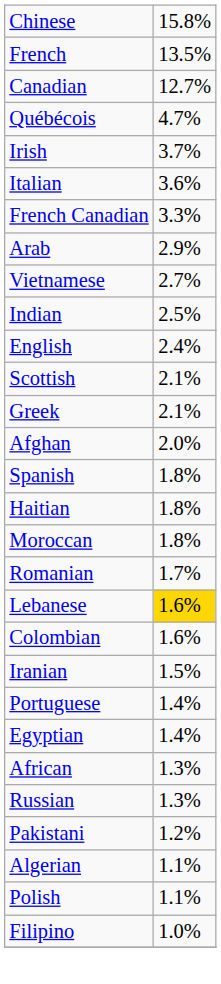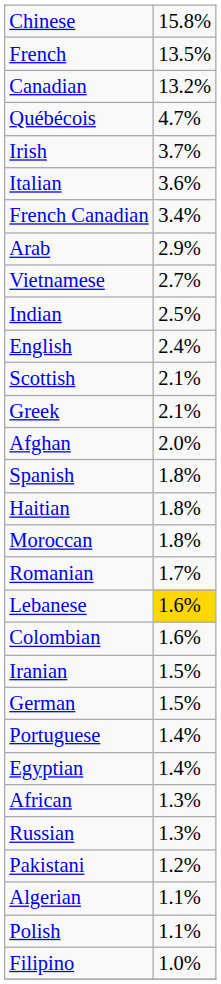(185, 86) 12.7% -> (185, 86) 13.2%
(179, 216) 3.3% -> (179, 216) 3.4%
+ row: (42, 703)
